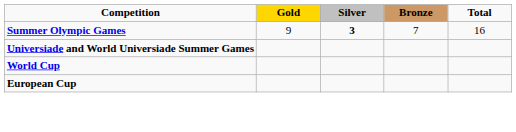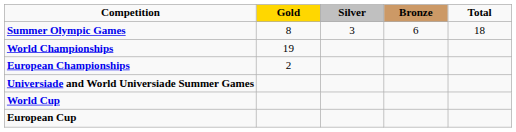(288, 30) 9 -> (288, 30) 8
(352, 30) bold -> (352, 30) normal
(416, 30) 7 -> (416, 30) 6
(480, 30) 16 -> (480, 30) 18
+ row: (60, 48)
+ row: (68, 65)
